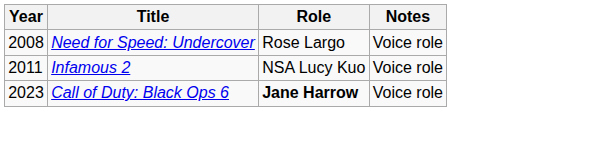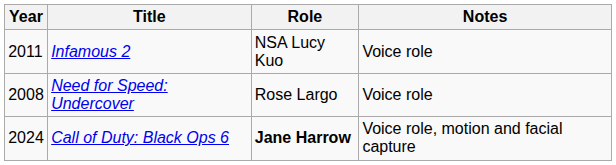rows swapped: (153, 42) <-> (91, 67)
(26, 93) 2023 -> (26, 138) 2024
(408, 93) Voice role -> (462, 138) Voice role, motion and facial capture
